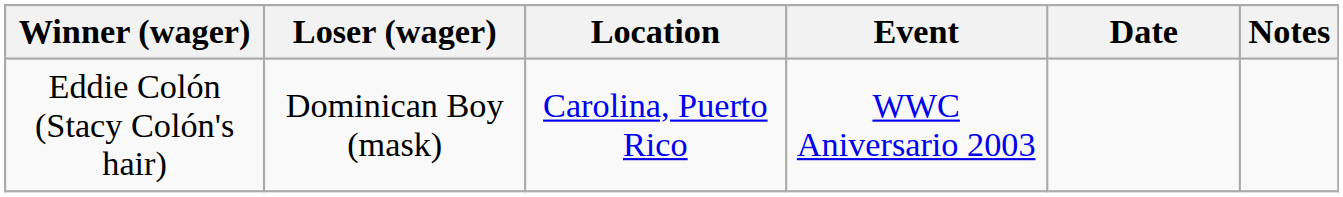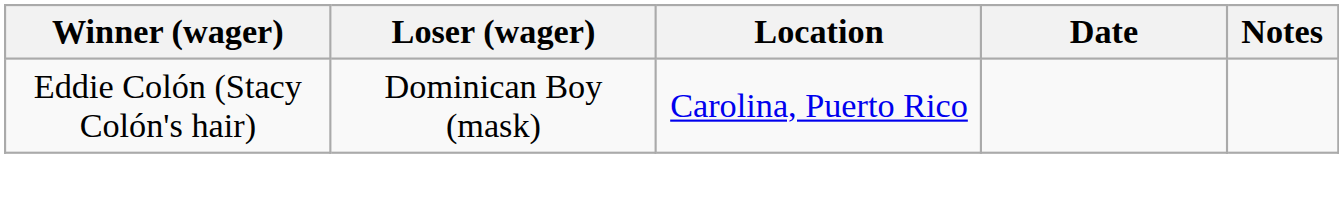- column: (916, 31)
